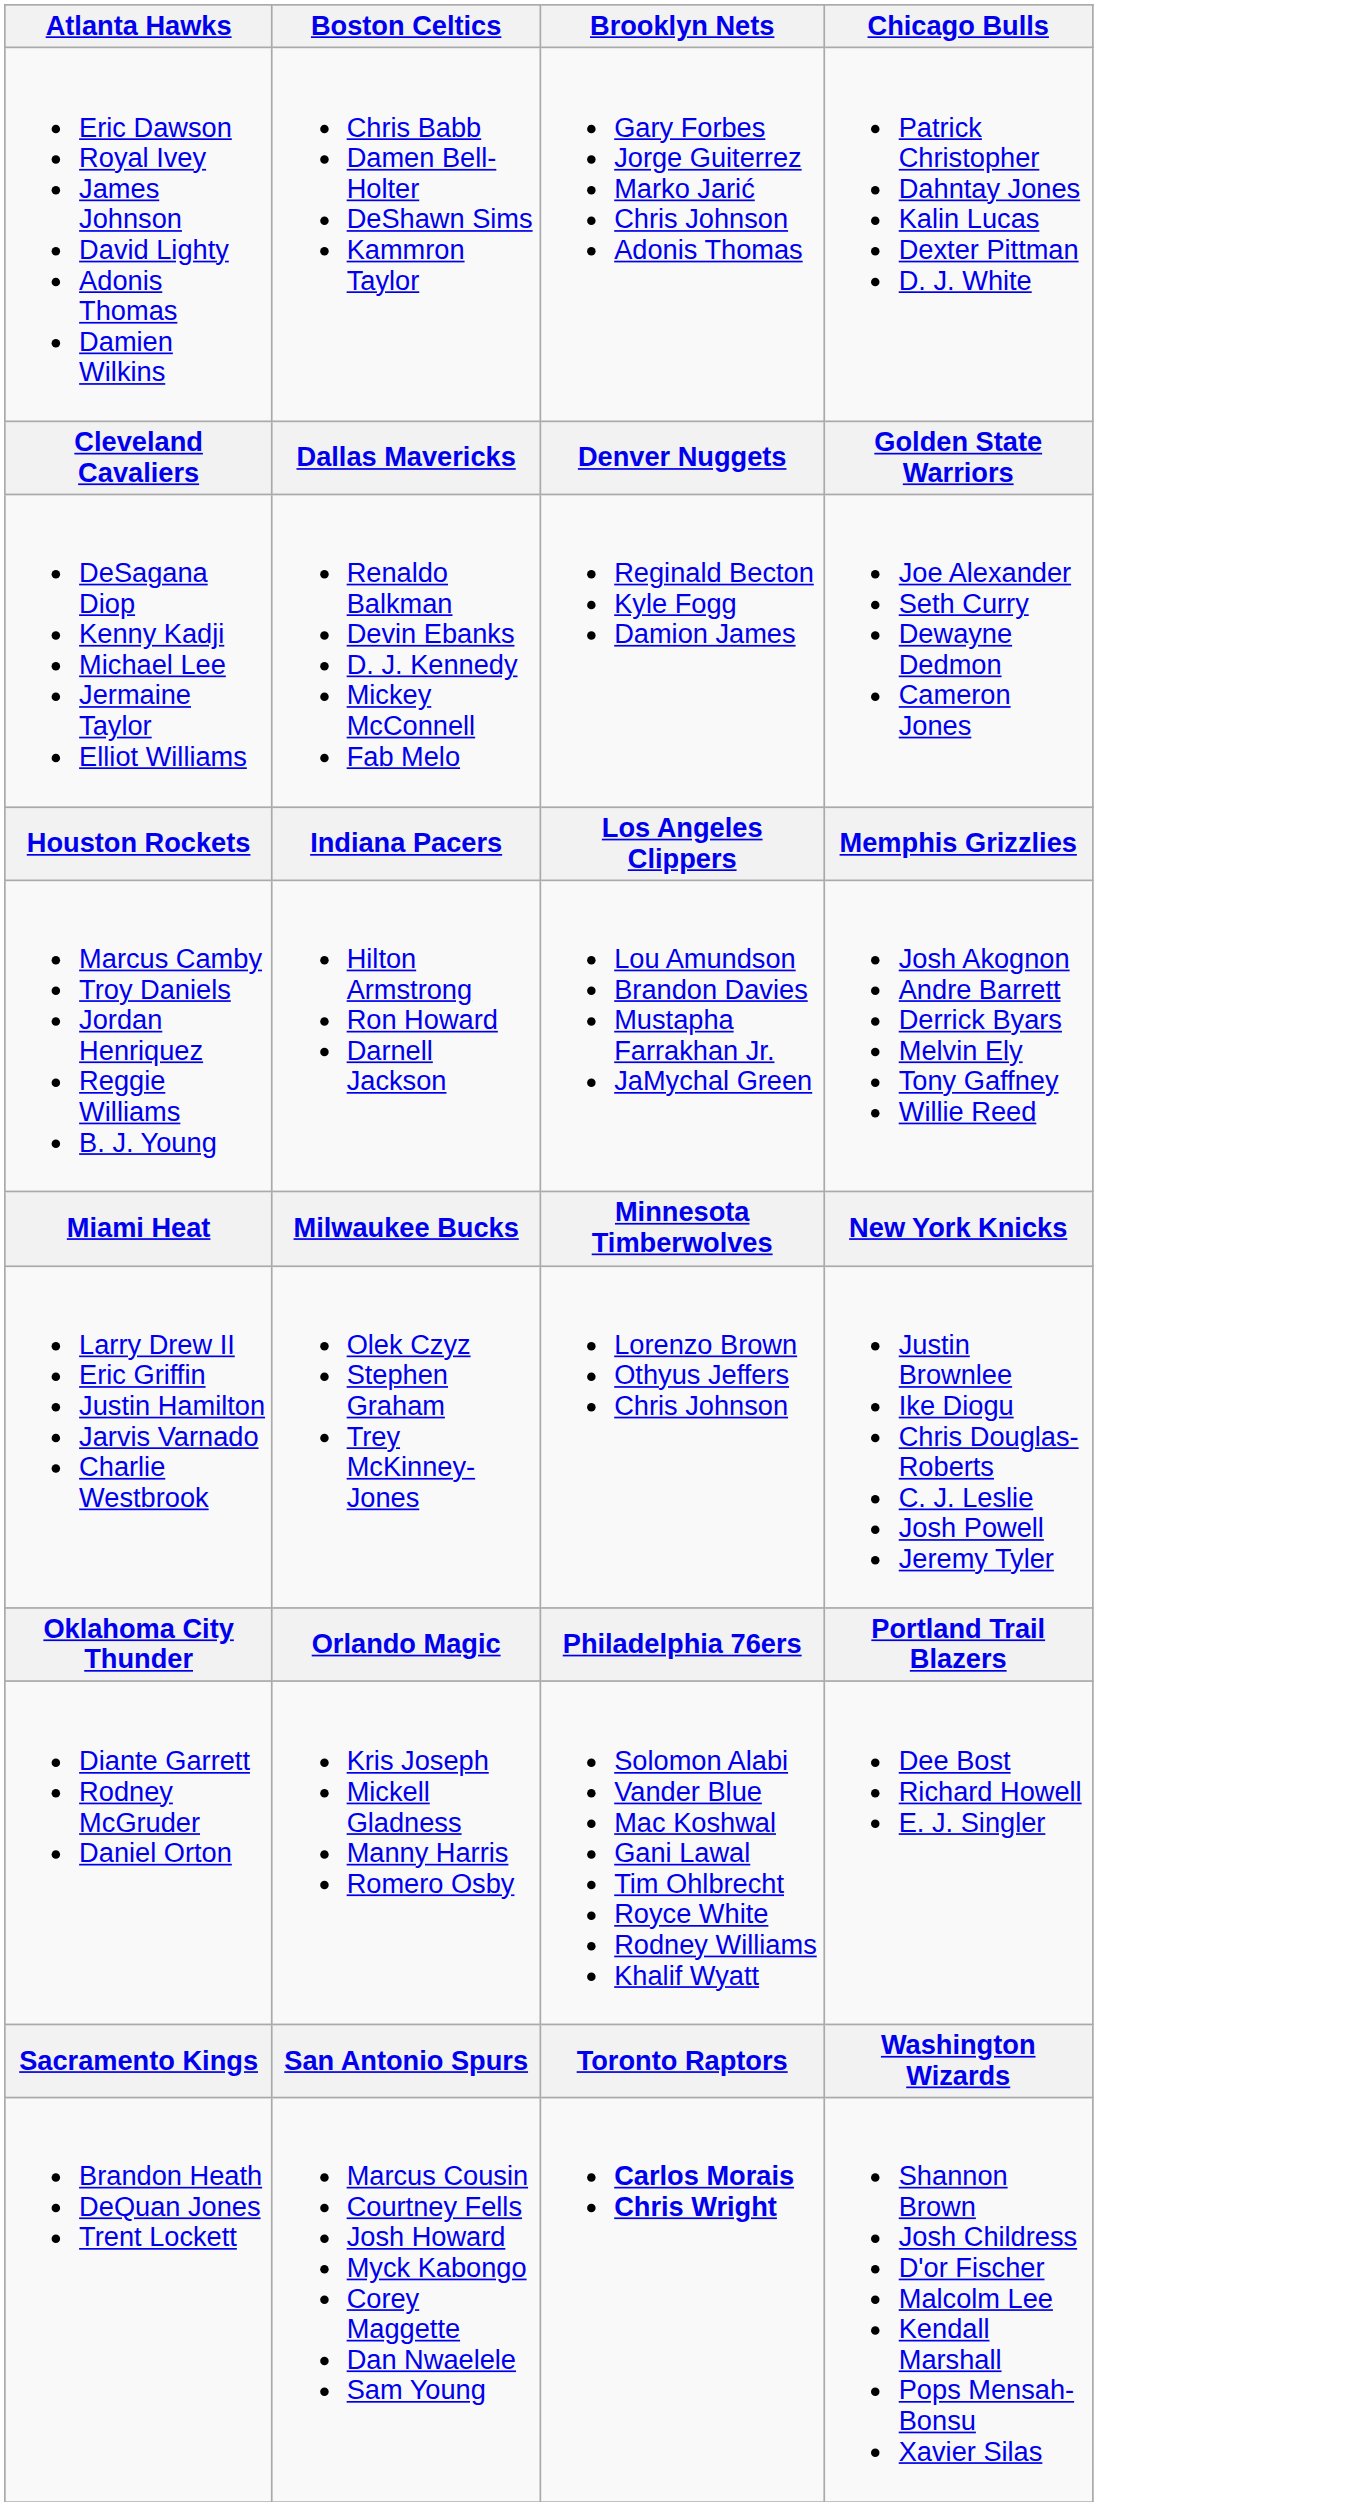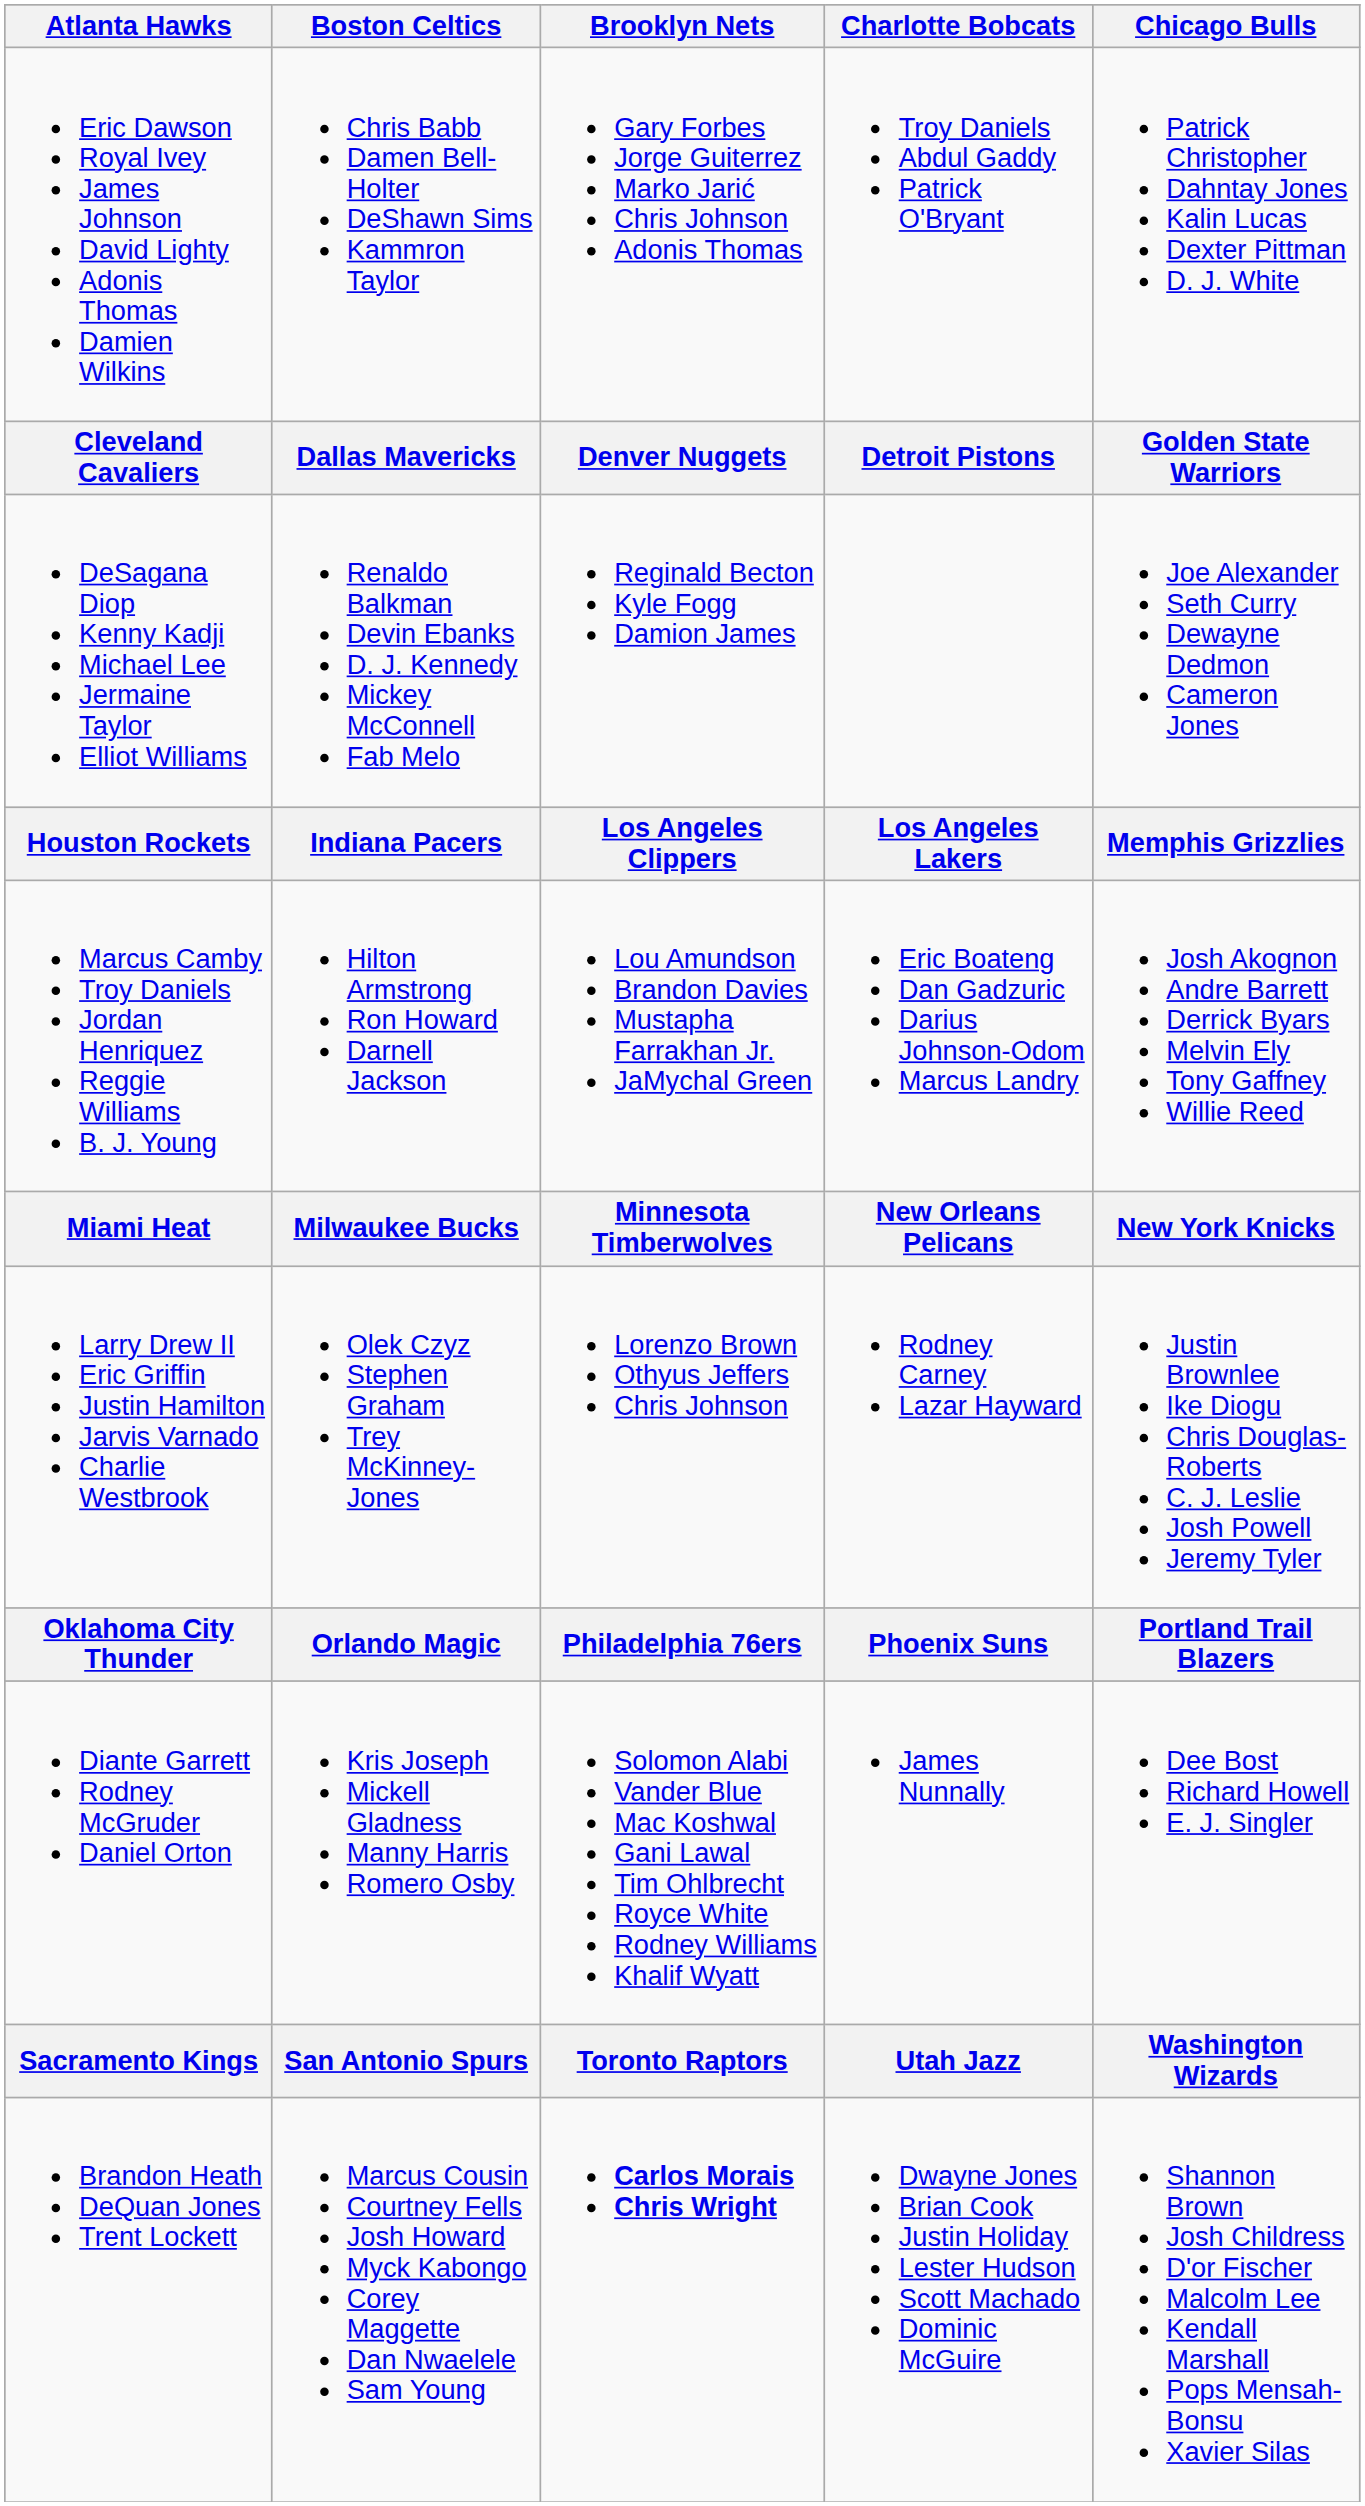+ column: (958, 26)
